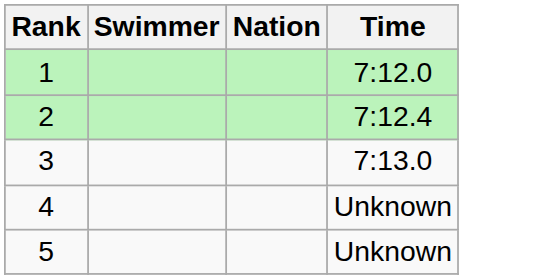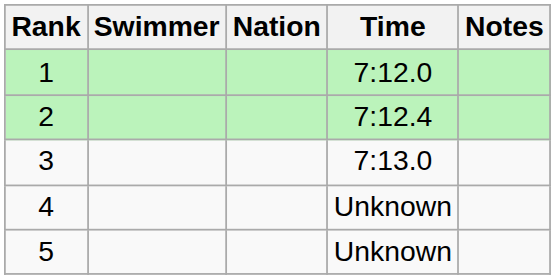+ column: (504, 26)
